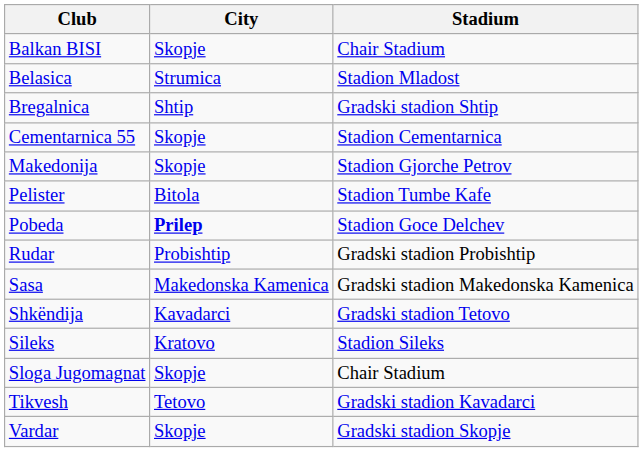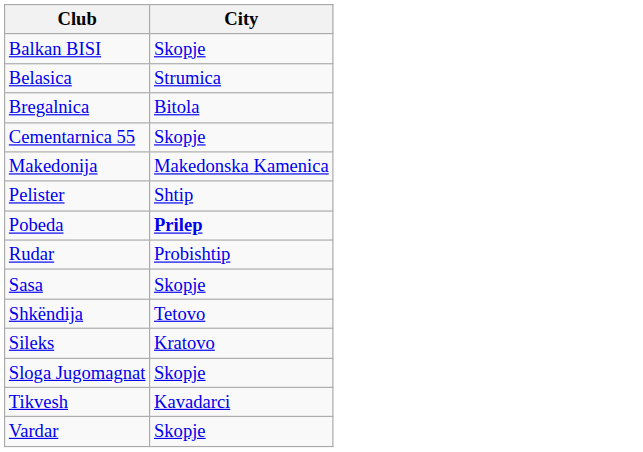- column: (485, 19)
(174, 107) Shtip -> (177, 107) Bitola
(180, 166) Skopje -> (241, 166) Makedonska Kamenica
(177, 195) Bitola -> (174, 195) Shtip
(241, 284) Makedonska Kamenica -> (180, 284) Skopje
(192, 313) Kavadarci -> (180, 313) Tetovo
(180, 401) Tetovo -> (192, 401) Kavadarci
